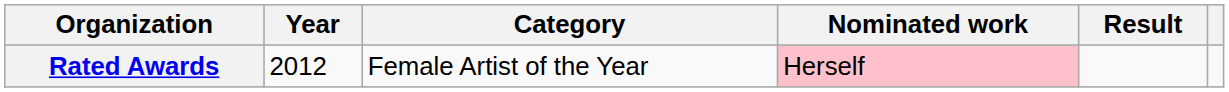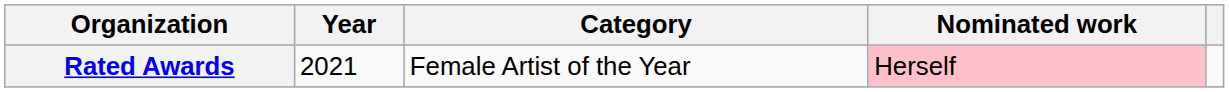- column: (1143, 24)
(298, 65) 2012 -> (329, 65) 2021
